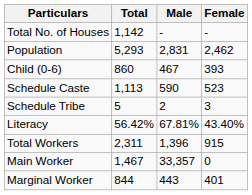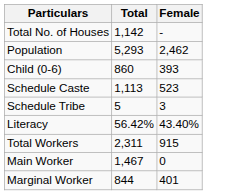- column: (179, 13)
